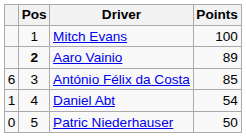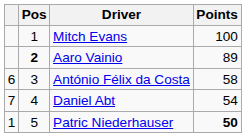(230, 79) 85 -> (230, 79) 58
(12, 101) 1 -> (12, 101) 7
(12, 122) 0 -> (12, 122) 1
(230, 122) normal -> (230, 122) bold
